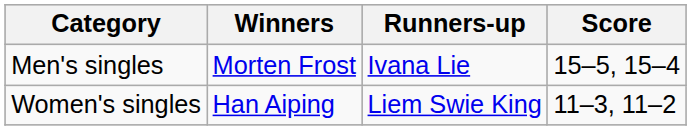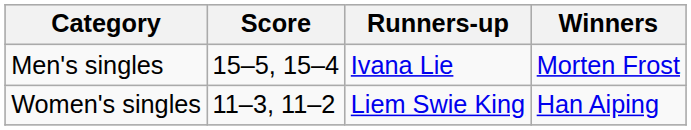columns swapped: (284, 24) <-> (617, 24)
